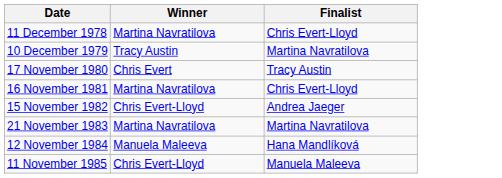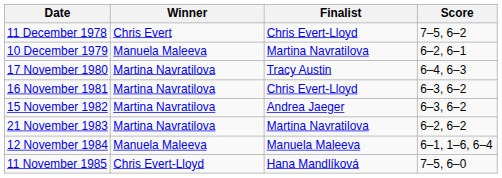+ column: (457, 13)
(164, 32) Martina Navratilova -> (143, 32) Chris Evert
(146, 51) Tracy Austin -> (160, 51) Manuela Maleeva
(143, 70) Chris Evert -> (164, 70) Martina Navratilova
(159, 107) Chris Evert-Lloyd -> (164, 107) Martina Navratilova
(313, 145) Hana Mandlíková -> (313, 145) Manuela Maleeva
(313, 164) Manuela Maleeva -> (313, 164) Hana Mandlíková
